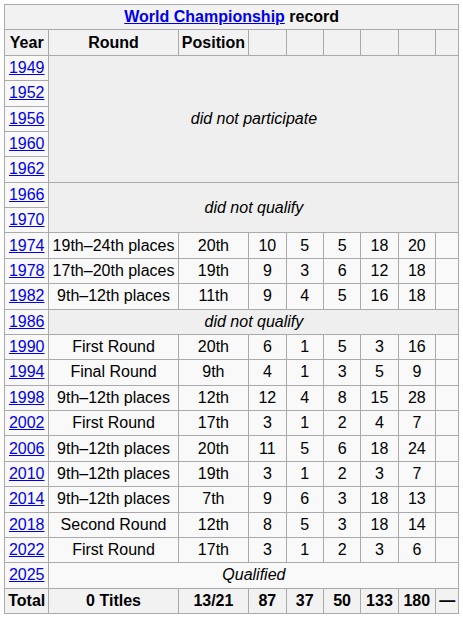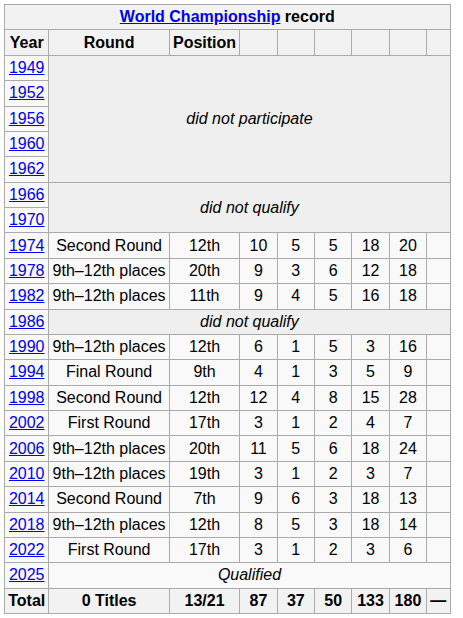(114, 245) 19th–24th places -> (109, 245) Second Round
(213, 245) 20th -> (205, 245) 12th
(114, 270) 17th–20th places -> (109, 270) 9th–12th places
(213, 270) 19th -> (205, 270) 20th
(114, 347) First Round -> (109, 347) 9th–12th places
(213, 347) 20th -> (205, 347) 12th
(114, 397) 9th–12th places -> (109, 397) Second Round
(114, 499) 9th–12th places -> (109, 499) Second Round
(114, 524) Second Round -> (109, 524) 9th–12th places
